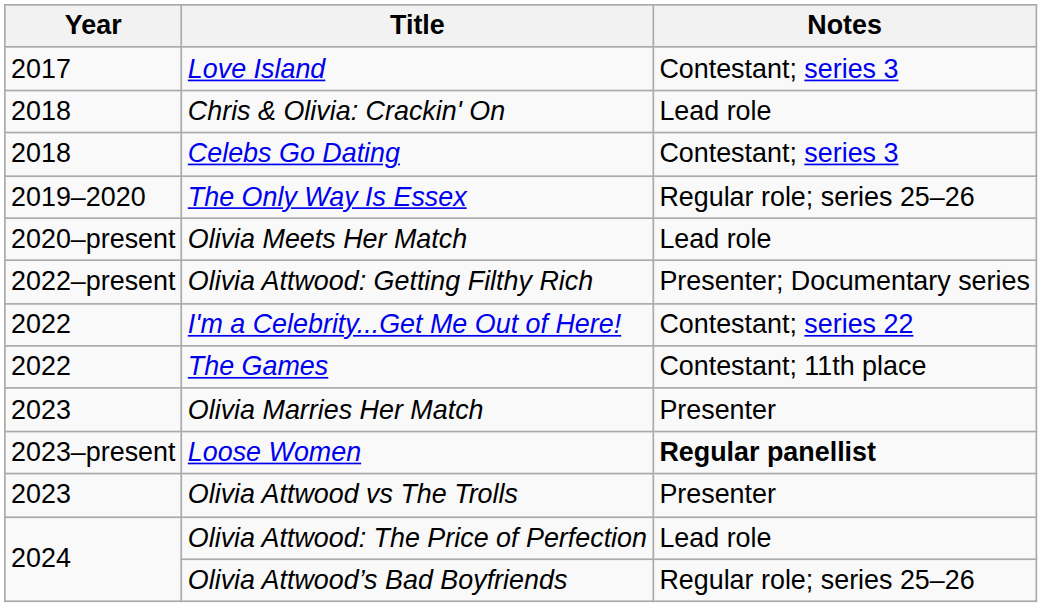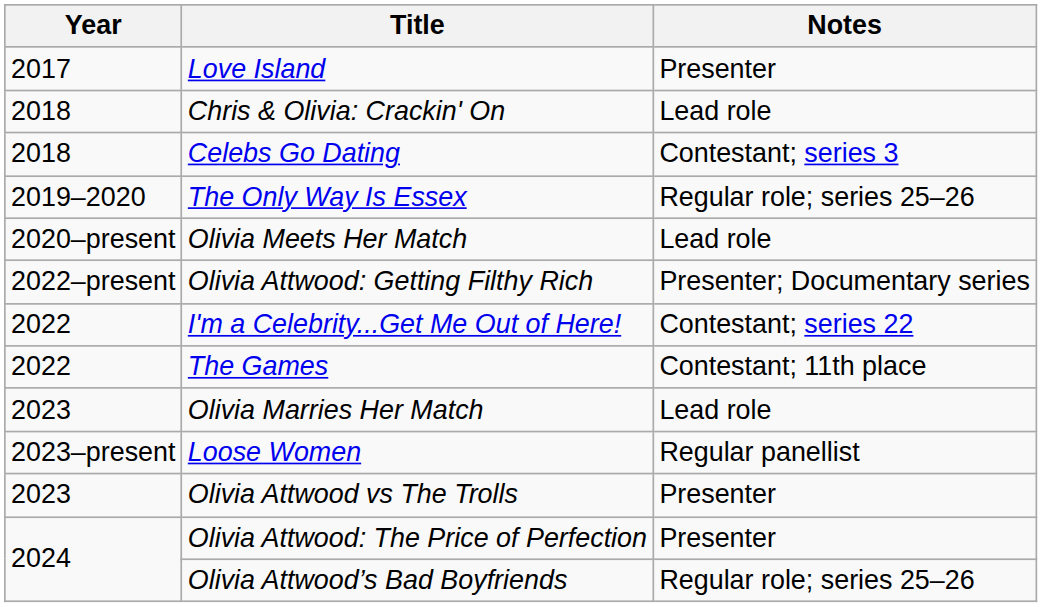(779, 68) Contestant; series 3 -> (718, 68) Presenter
(718, 409) Presenter -> (715, 409) Lead role
(768, 452) bold -> (760, 452) normal
(715, 537) Lead role -> (718, 537) Presenter
